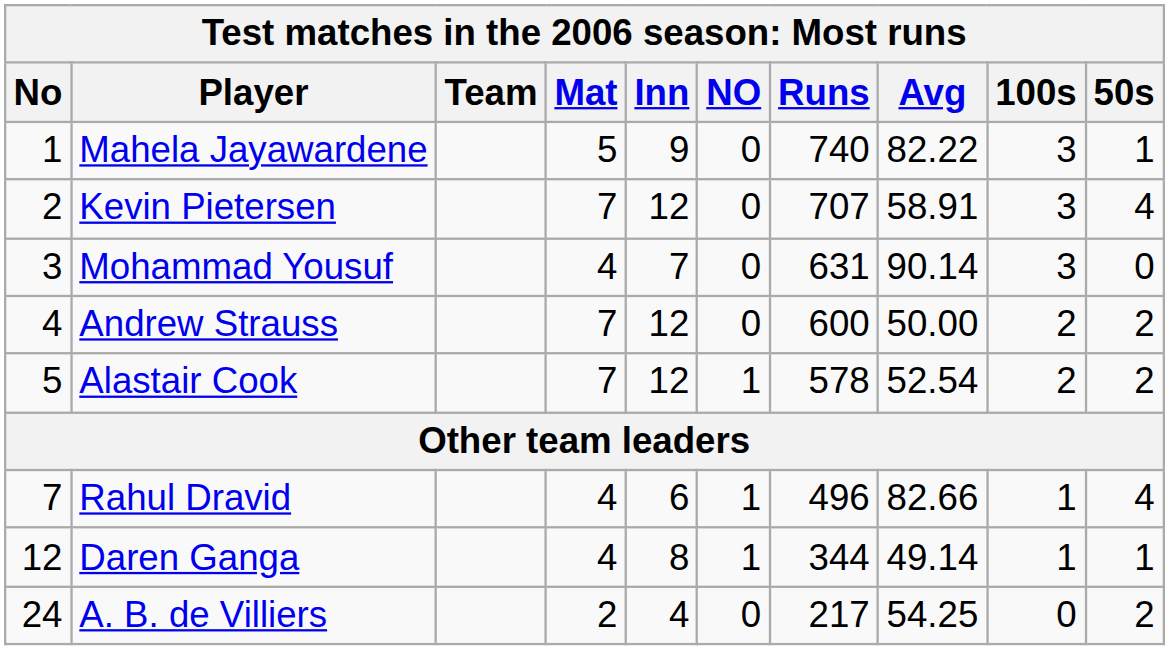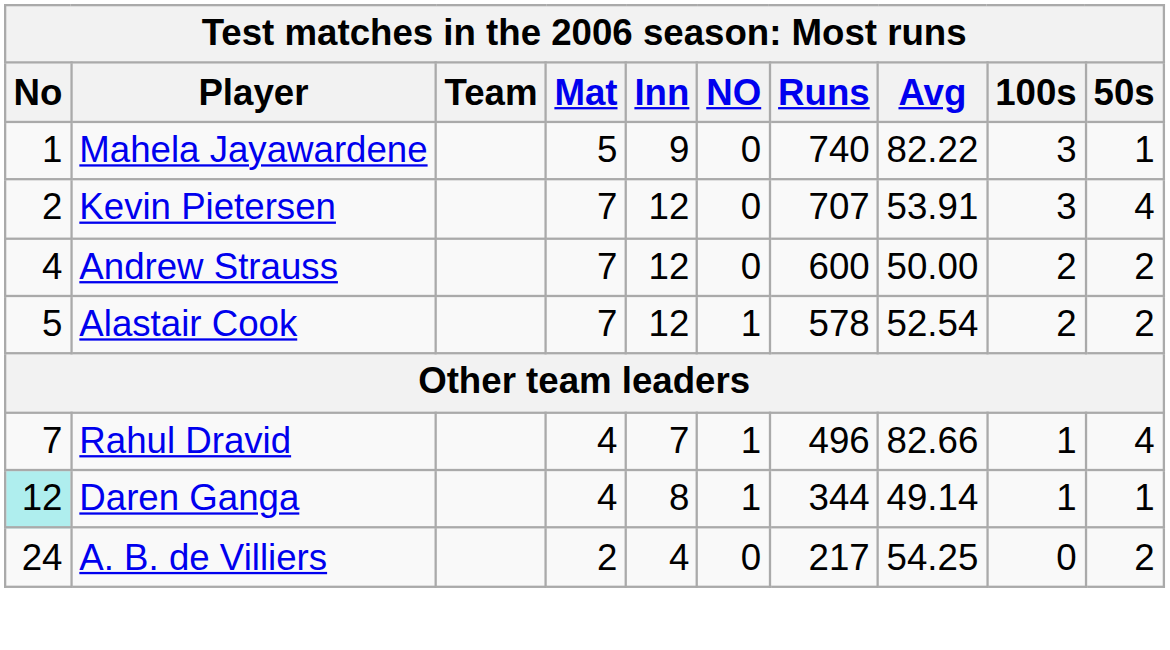(932, 207) 58.91 -> (932, 207) 53.91
- row: (236, 265)
(679, 498) 6 -> (679, 440) 7
(42, 556) no background -> (42, 498) paleturquoise background
